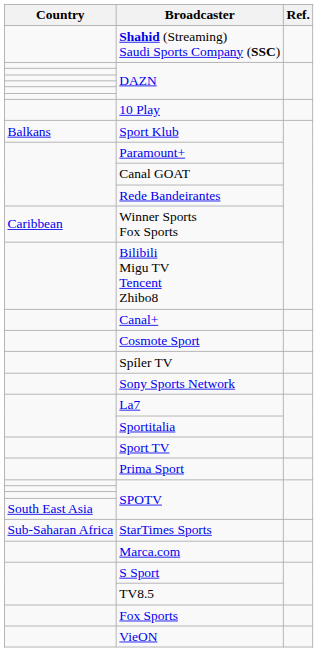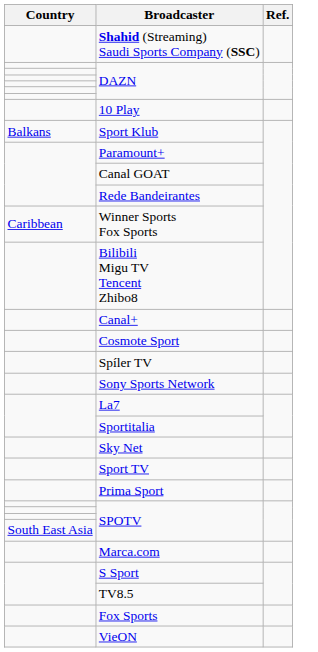+ row: (50, 448)
- row: (60, 530)
